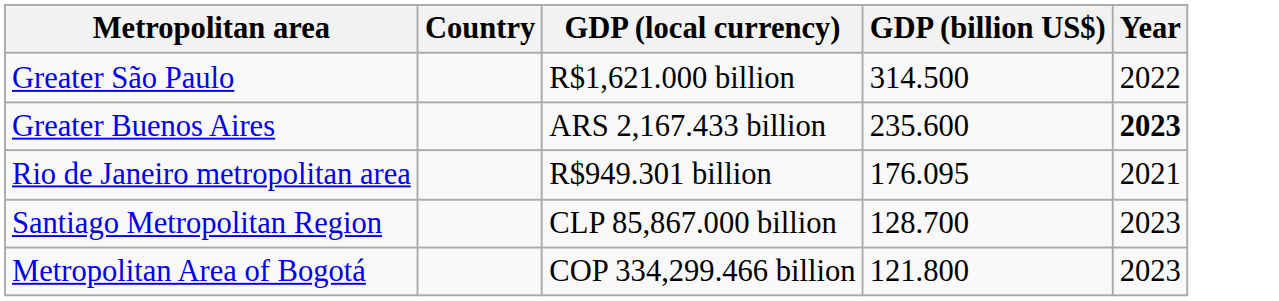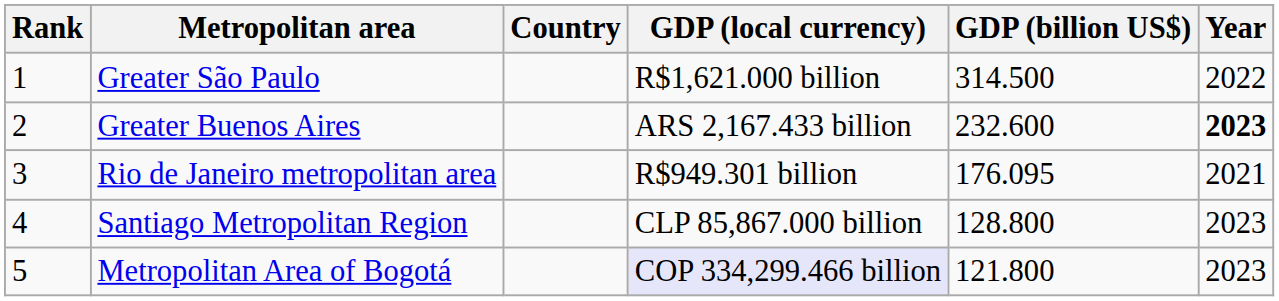+ column: (48, 28)
(919, 125) 235.600 -> (1005, 125) 232.600
(919, 222) 128.700 -> (1005, 222) 128.800
(702, 271) no background -> (788, 271) lavender background
